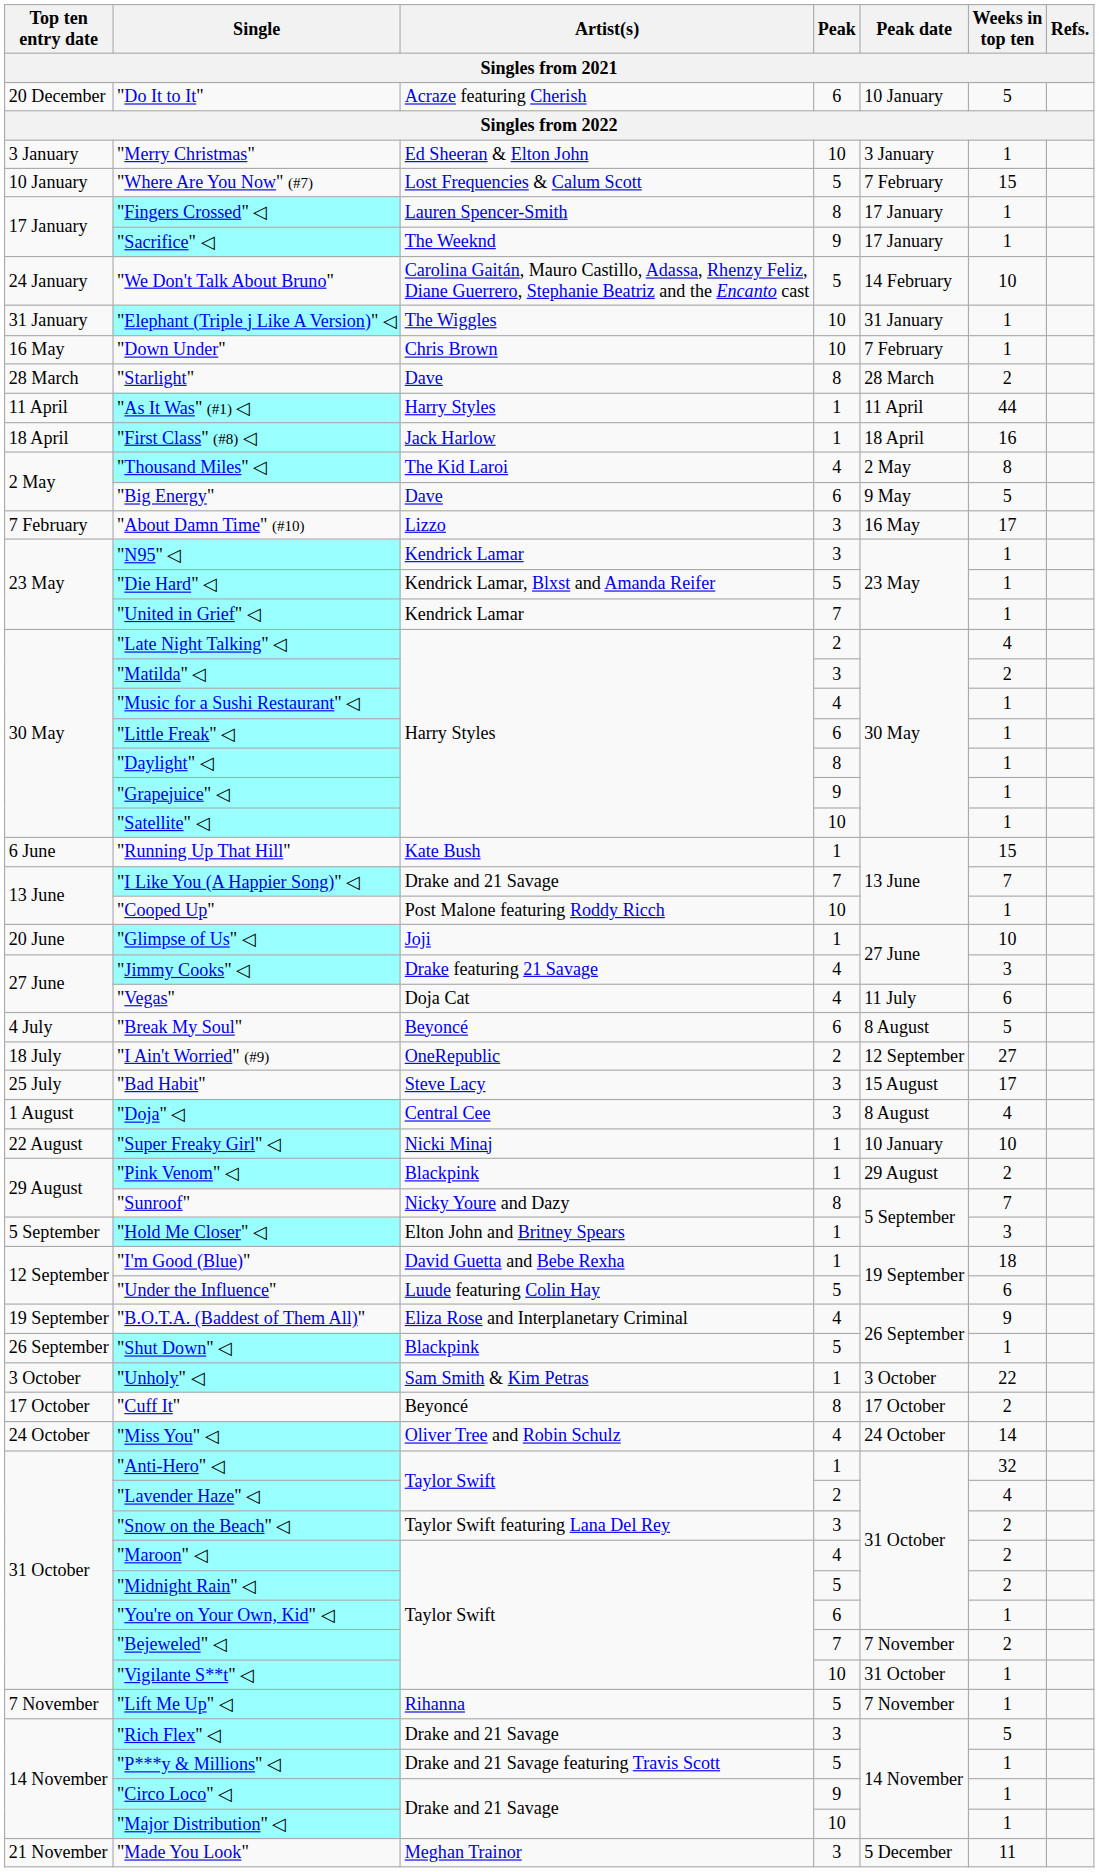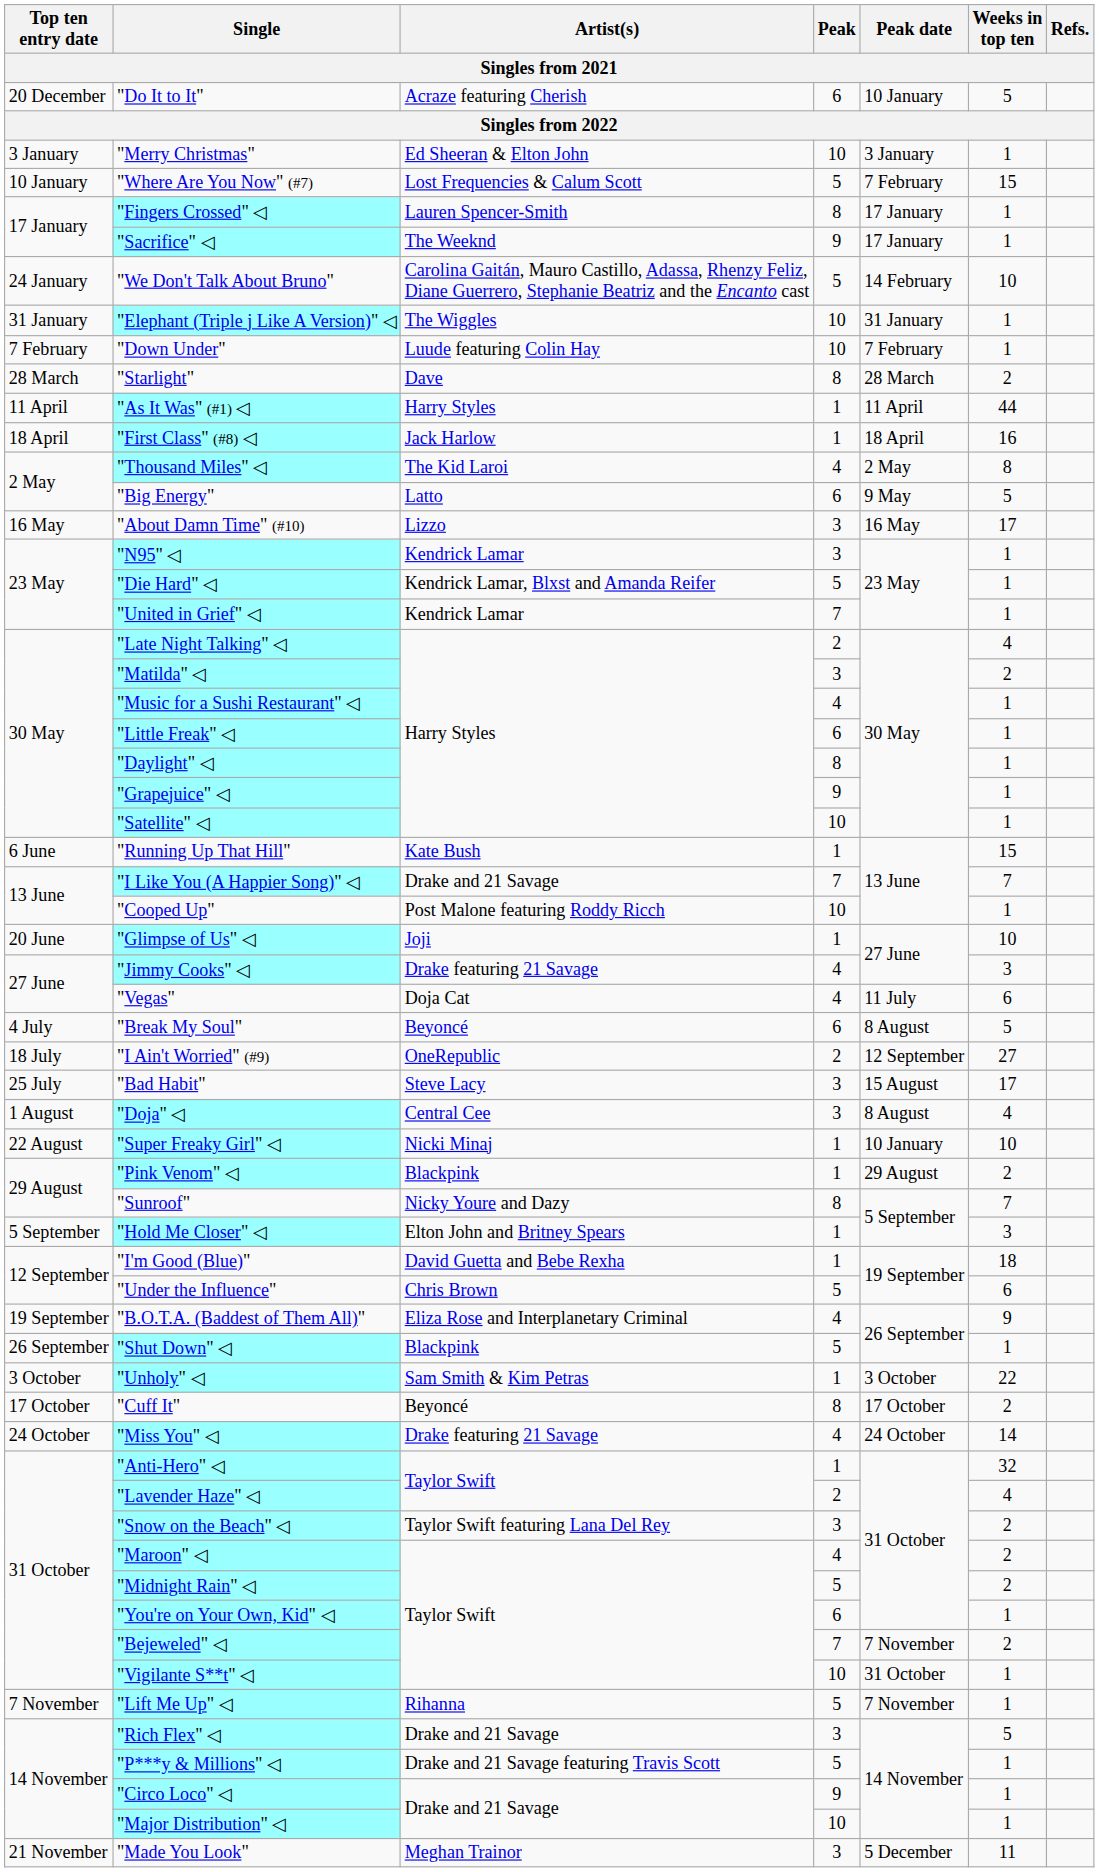(37, 349) 16 May -> (48, 349) 7 February
(451, 349) Chris Brown -> (502, 349) Luude featuring Colin Hay
(424, 496) Dave -> (424, 496) Latto
(48, 525) 7 February -> (37, 525) 16 May
(502, 1289) Luude featuring Colin Hay -> (451, 1289) Chris Brown
(513, 1435) Oliver Tree and Robin Schulz -> (501, 1435) Drake featuring 21 Savage
